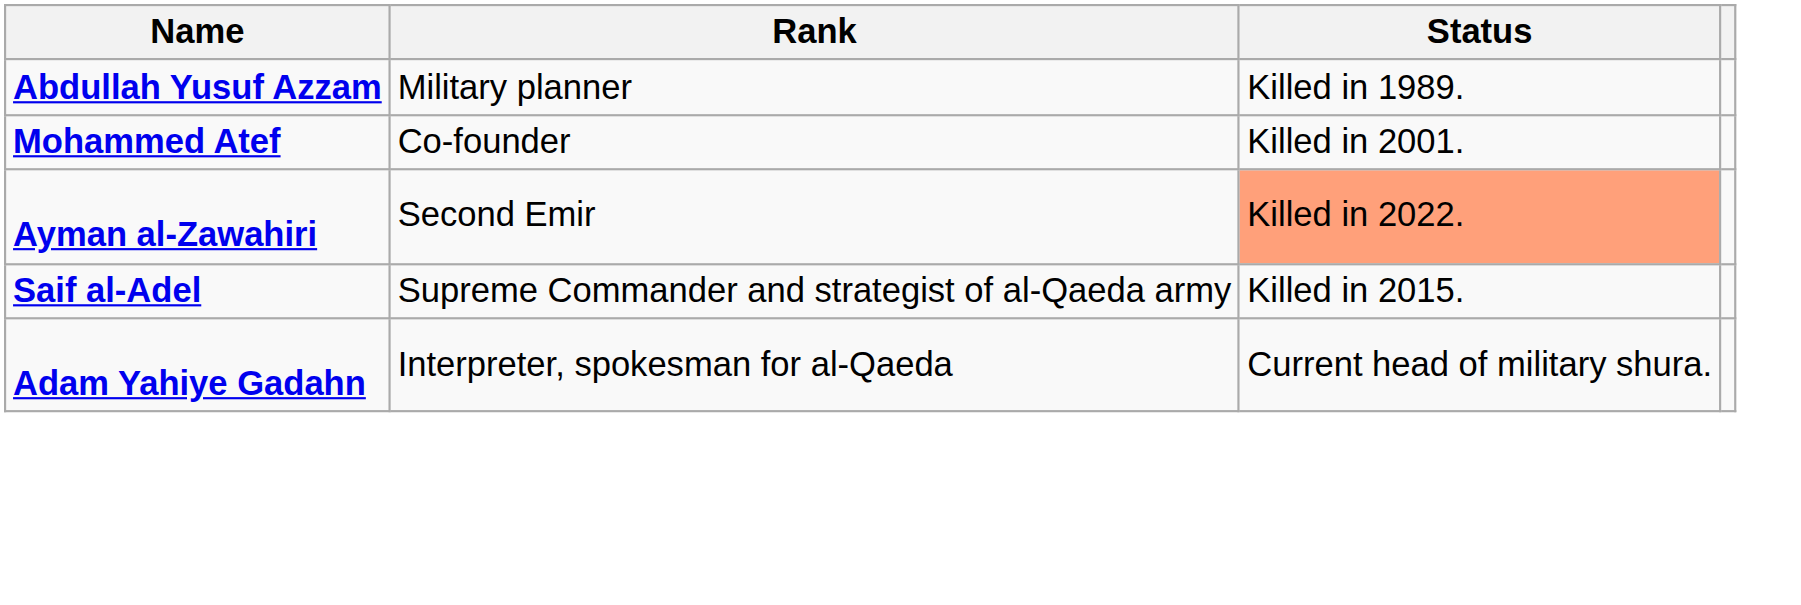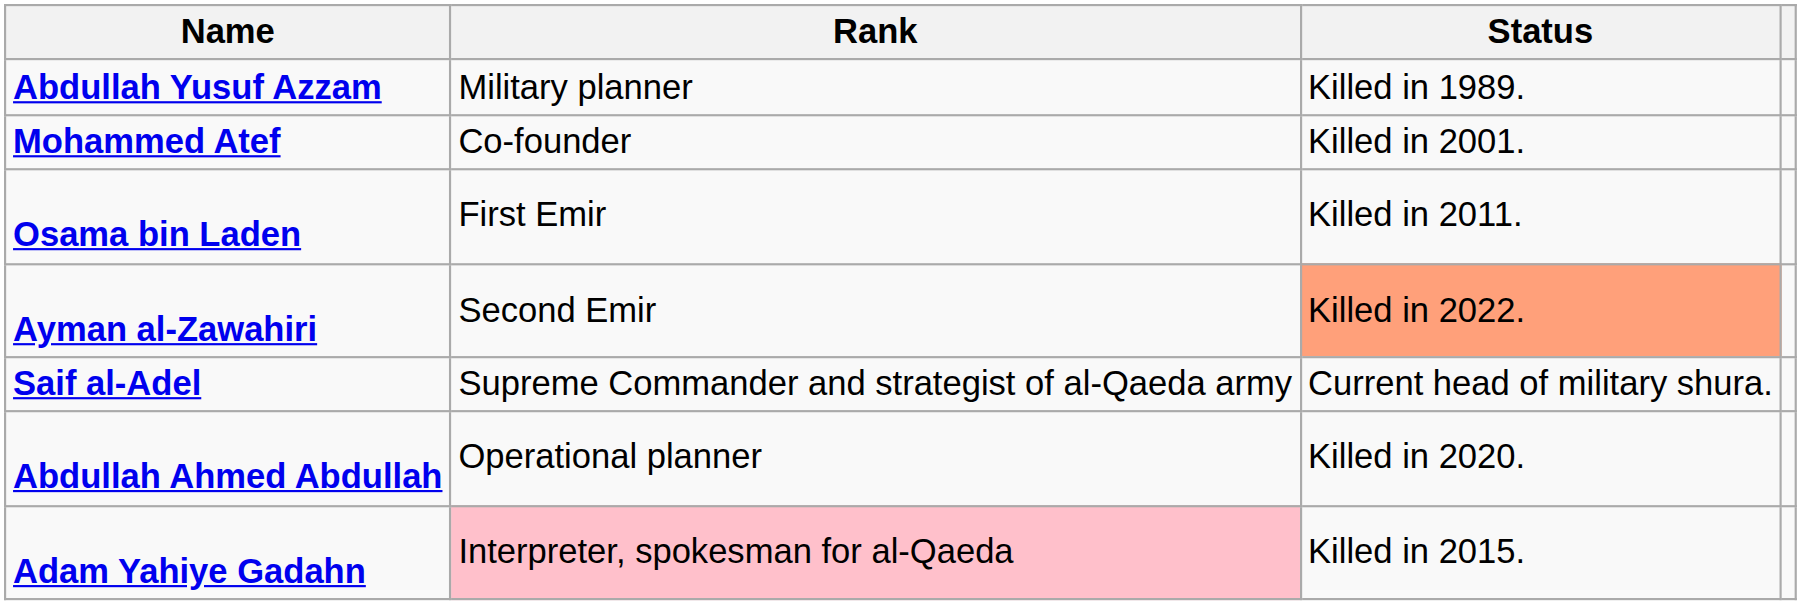+ row: (157, 235)
(1356, 290) Killed in 2015. -> (1540, 383) Current head of military shura.
+ row: (228, 477)
(675, 364) no background -> (736, 551) pink background
(1480, 364) Current head of military shura. -> (1417, 551) Killed in 2015.
